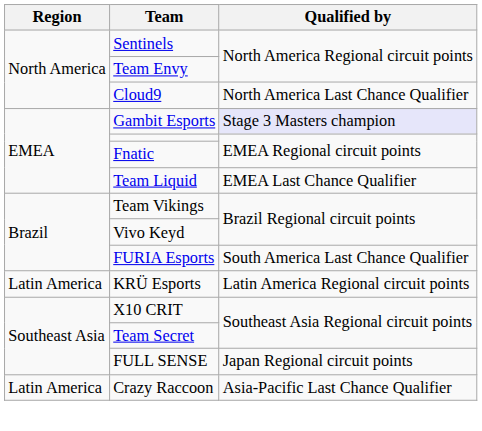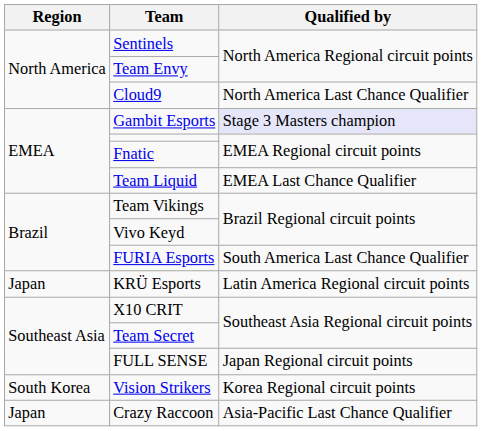(55, 283) Latin America -> (27, 283) Japan
+ row: (162, 387)
(55, 387) Latin America -> (27, 413) Japan
